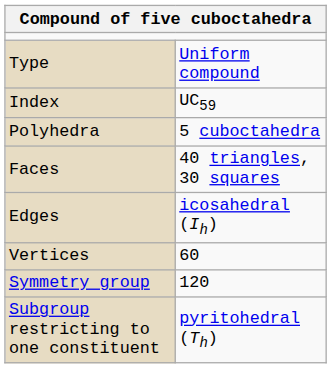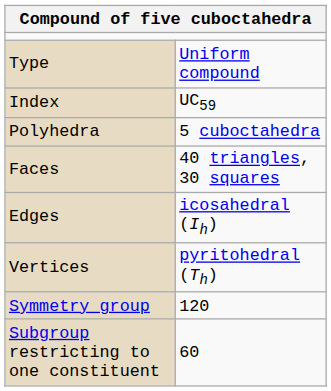(189, 256) 60 -> (240, 267) pyritohedral (Th)
(240, 330) pyritohedral (Th) -> (189, 353) 60
